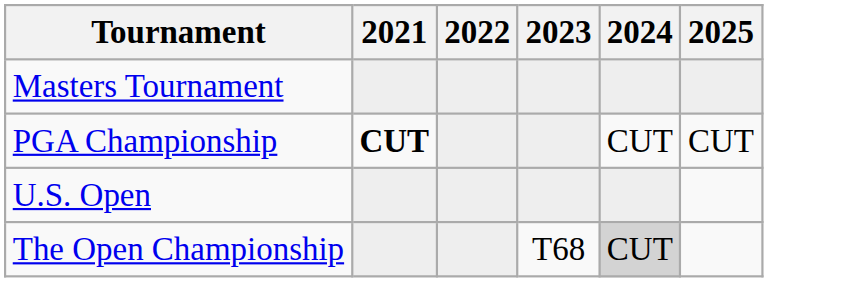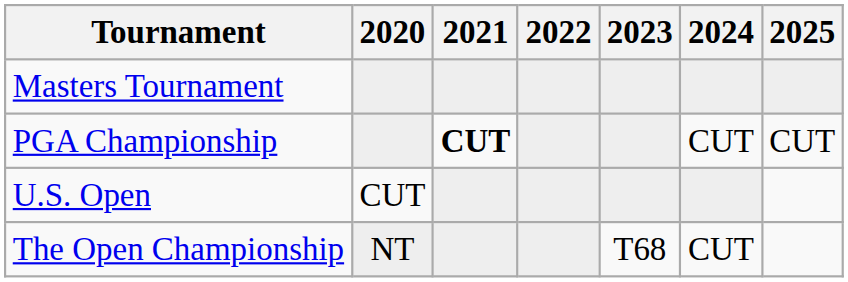+ column: (392, 31)
(640, 249) lightgrey background -> (721, 249) no background
